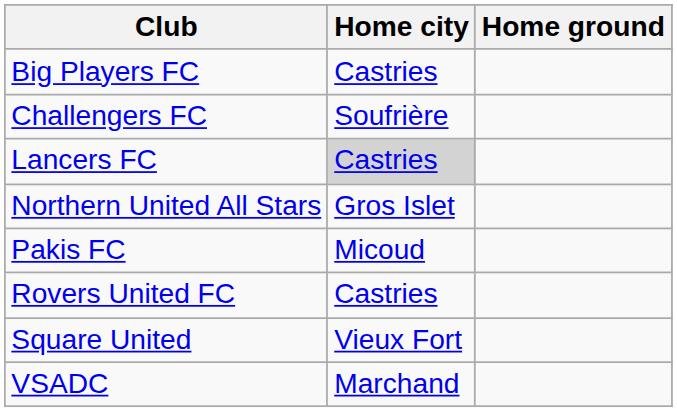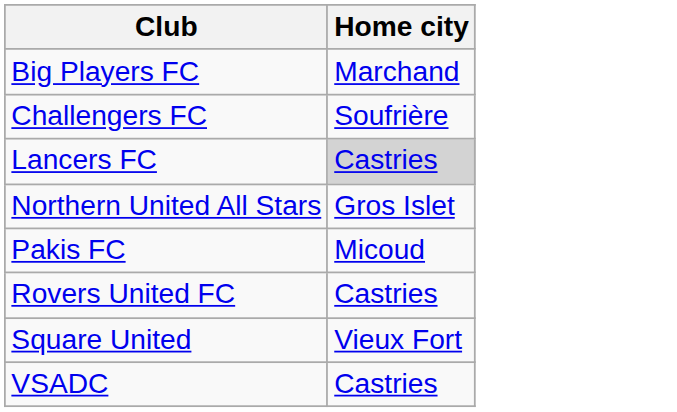- column: (573, 26)
(386, 71) Castries -> (397, 71) Marchand
(397, 384) Marchand -> (386, 384) Castries
